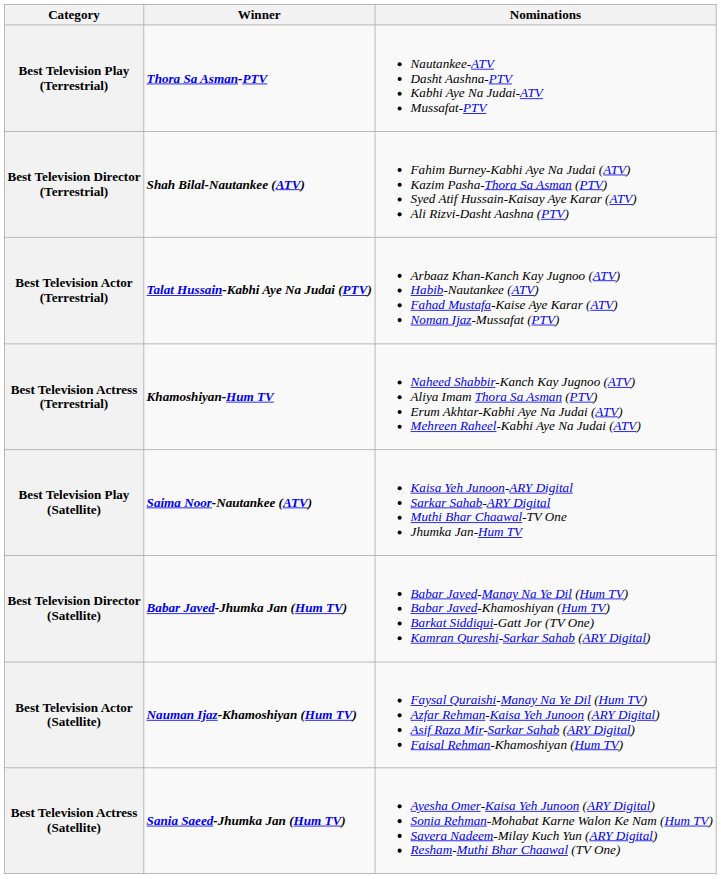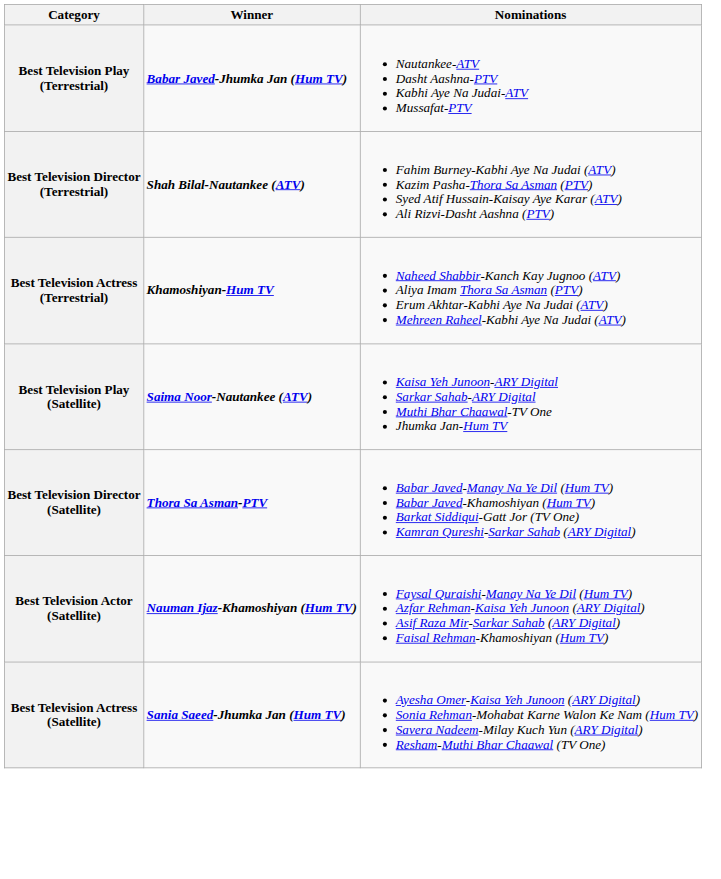(207, 78) Thora Sa Asman-PTV -> (247, 78) Babar Javed-Jhumka Jan (Hum TV)
- row: (74, 290)
(247, 608) Babar Javed-Jhumka Jan (Hum TV) -> (207, 502) Thora Sa Asman-PTV
